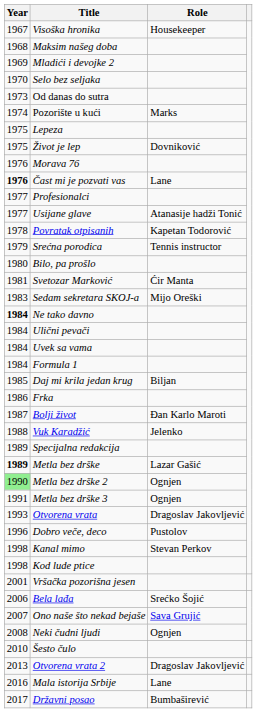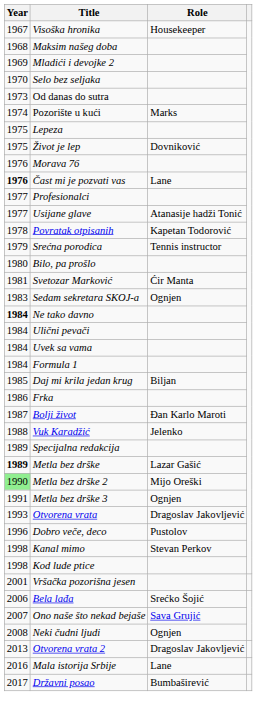(176, 297) Mijo Oreški -> (166, 297) Ognjen
(166, 481) Ognjen -> (176, 481) Mijo Oreški
- row: (54, 649)
